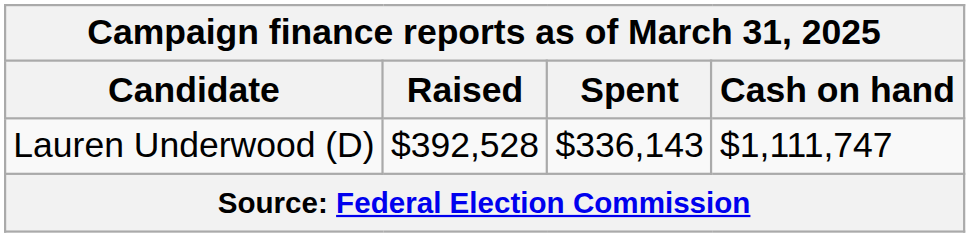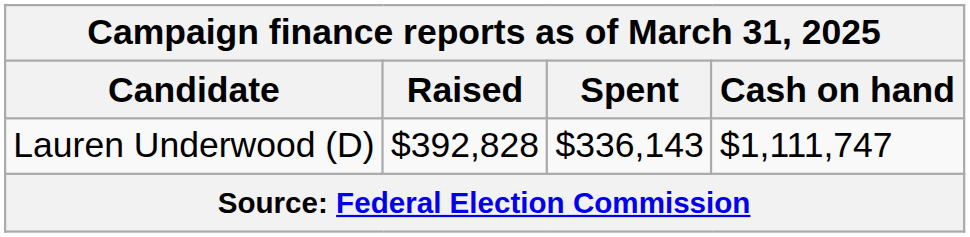(465, 145) $392,528 -> (465, 145) $392,828
